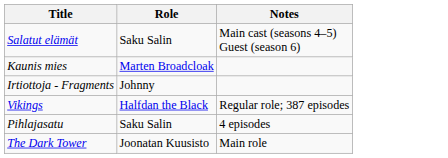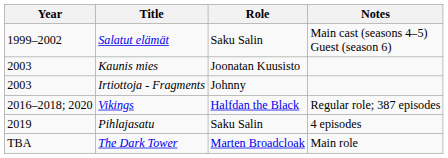+ column: (50, 14)
(167, 66) Marten Broadcloak -> (255, 66) Joonatan Kuusisto
(164, 143) Joonatan Kuusisto -> (258, 143) Marten Broadcloak
